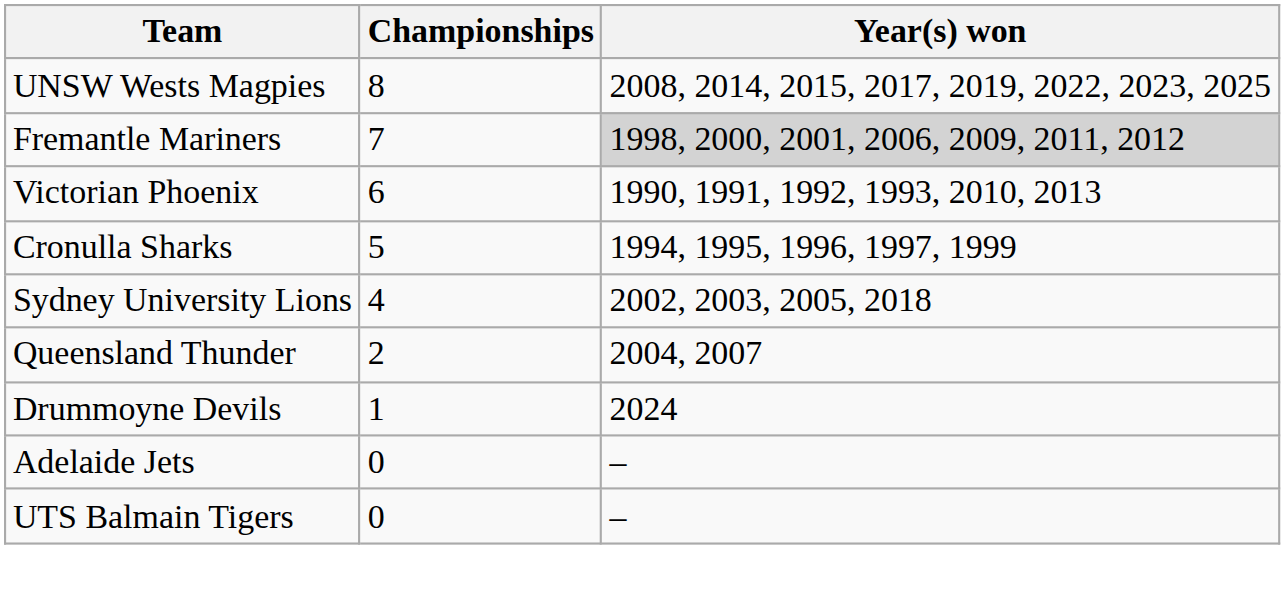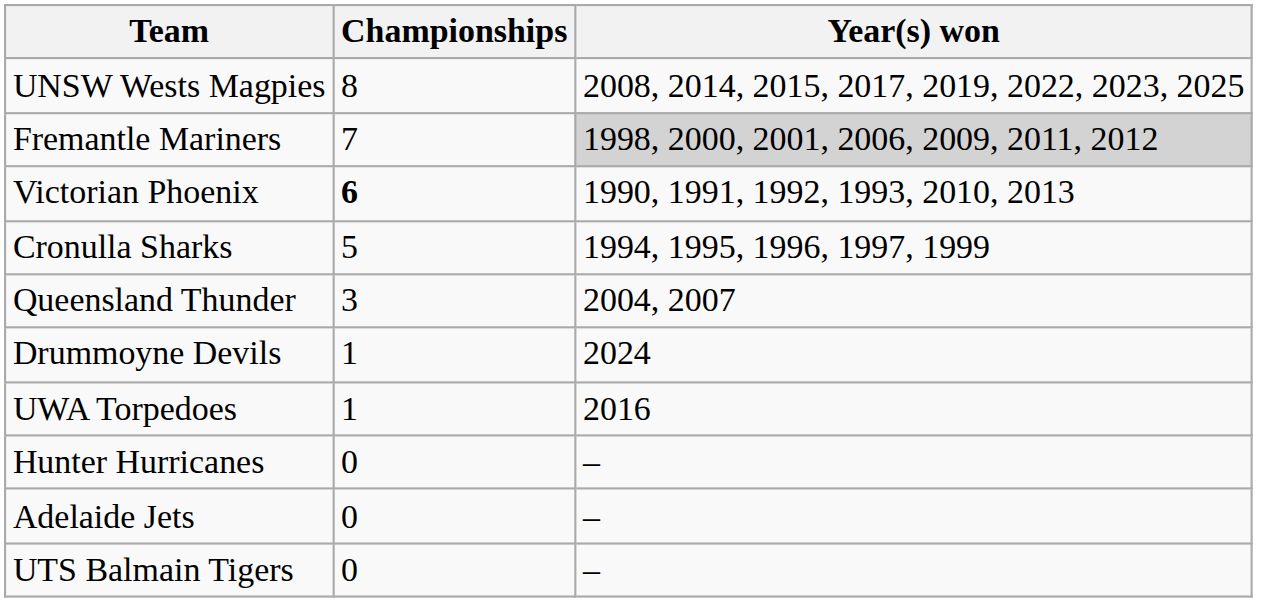(376, 192) normal -> (350, 192) bold
- row: (182, 300)
(376, 354) 2 -> (350, 300) 3
+ row: (125, 407)
+ row: (139, 461)
